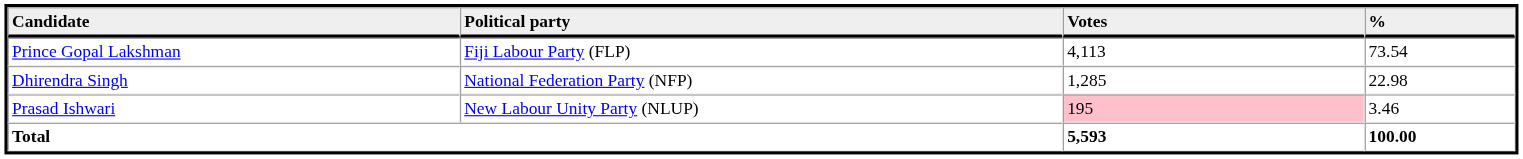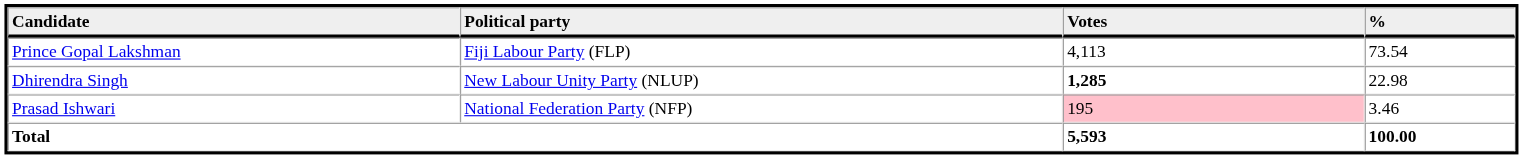(578, 80) National Federation Party (NFP) -> (581, 80) New Labour Unity Party (NLUP)
(1087, 80) normal -> (1087, 80) bold
(581, 108) New Labour Unity Party (NLUP) -> (578, 108) National Federation Party (NFP)
